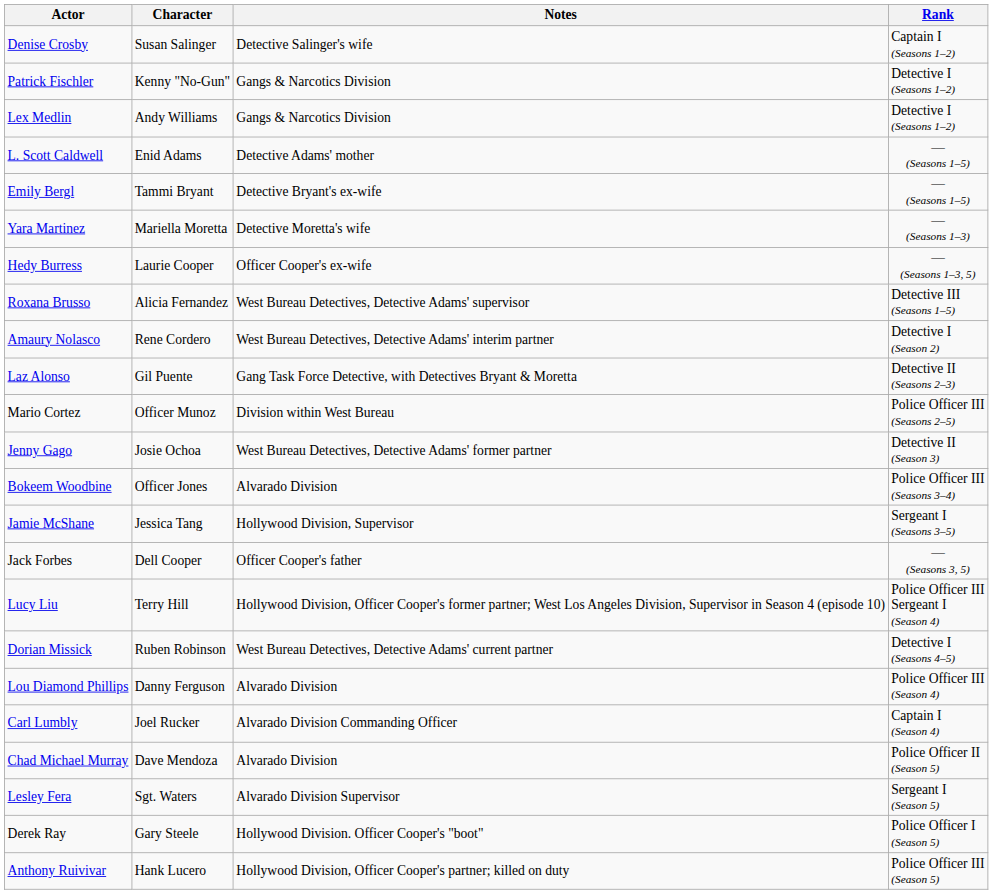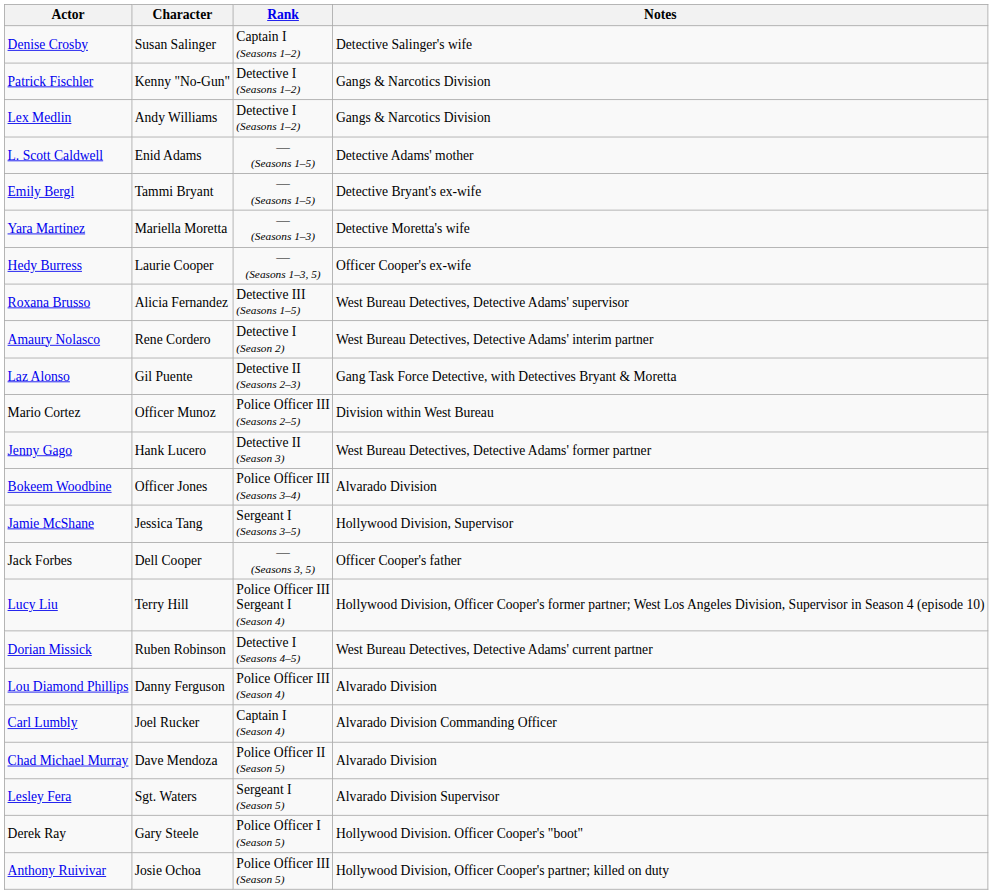columns swapped: (938, 15) <-> (561, 15)
(168, 450) Josie Ochoa -> (170, 450) Hank Lucero
(170, 870) Hank Lucero -> (168, 870) Josie Ochoa
